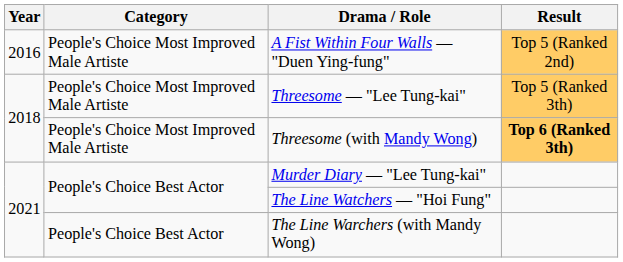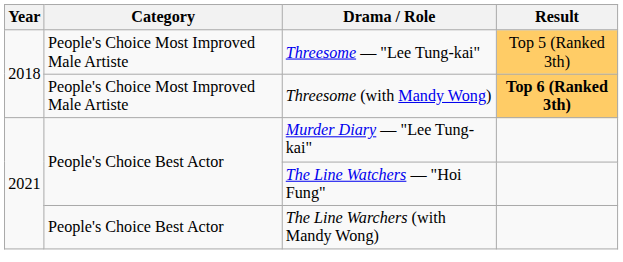- row: (362, 52)
